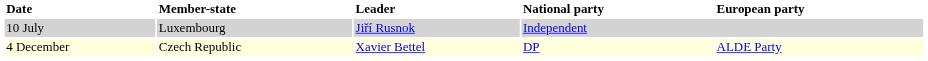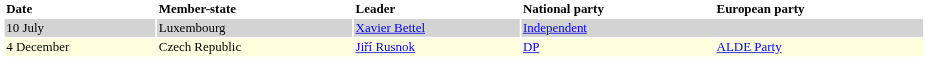(385, 28) Jiří Rusnok -> (390, 28) Xavier Bettel
(390, 47) Xavier Bettel -> (385, 47) Jiří Rusnok
